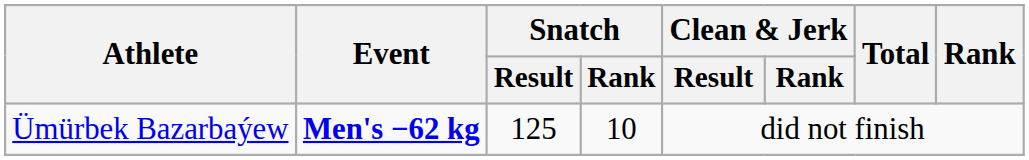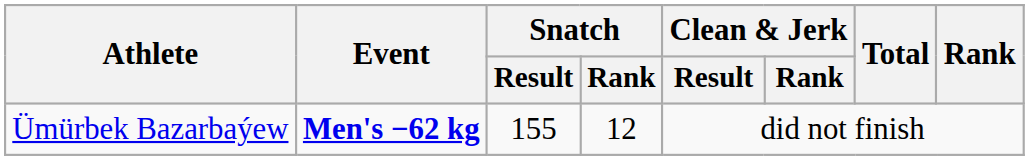(534, 129) 125 -> (534, 129) 155
(621, 129) 10 -> (621, 129) 12
